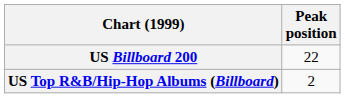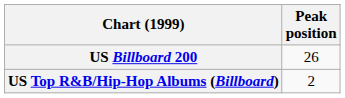(311, 57) 22 -> (311, 57) 26
